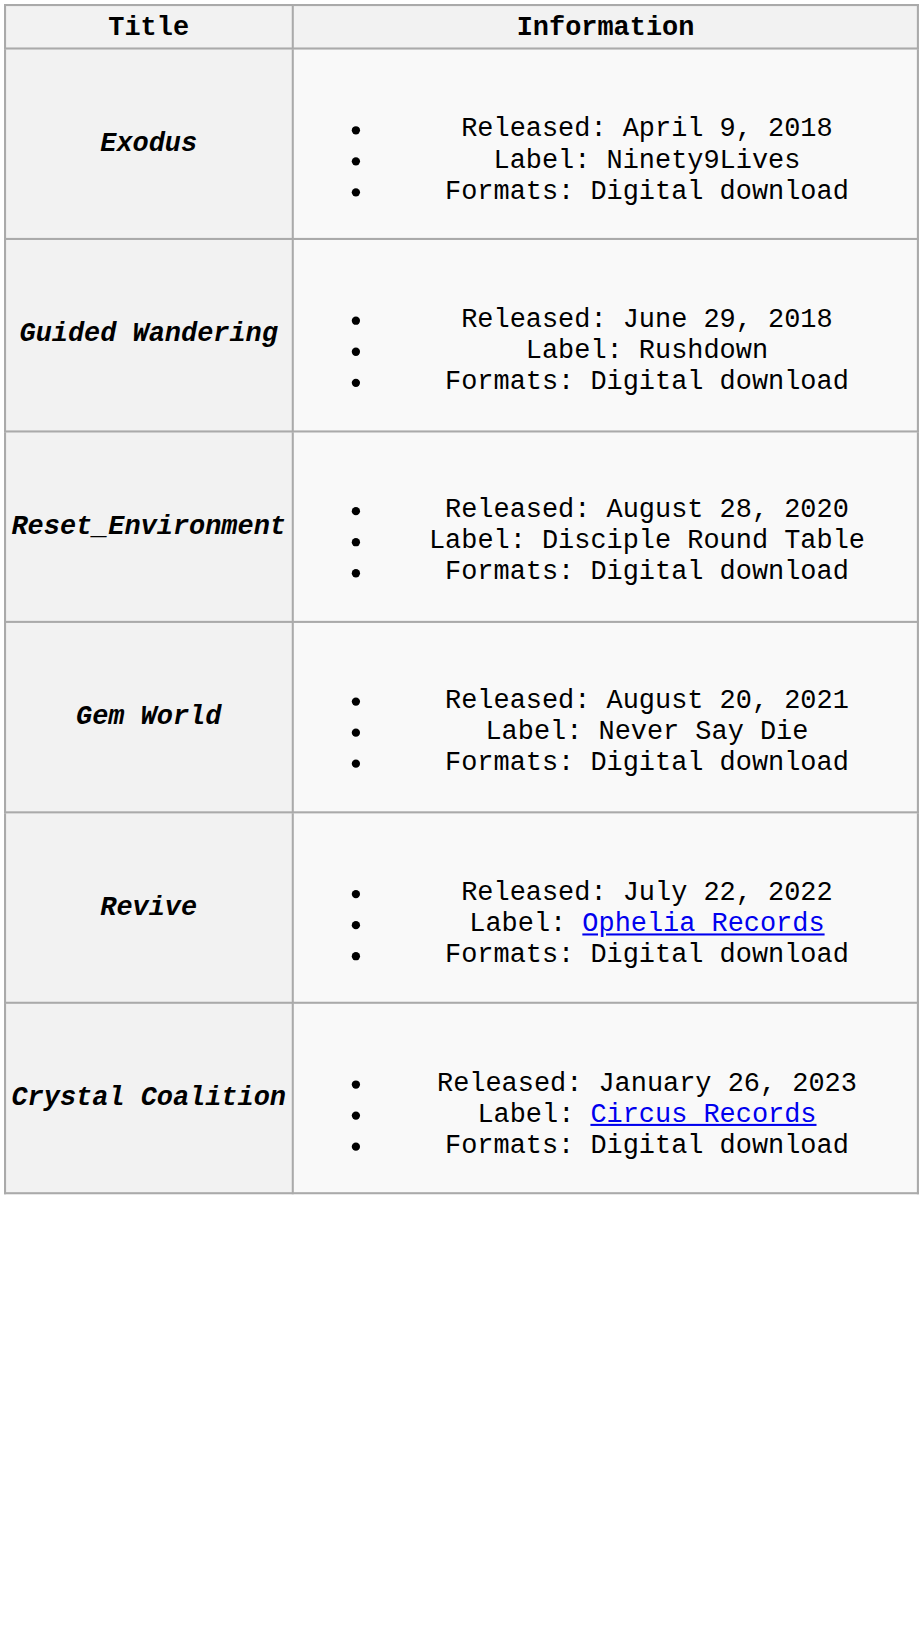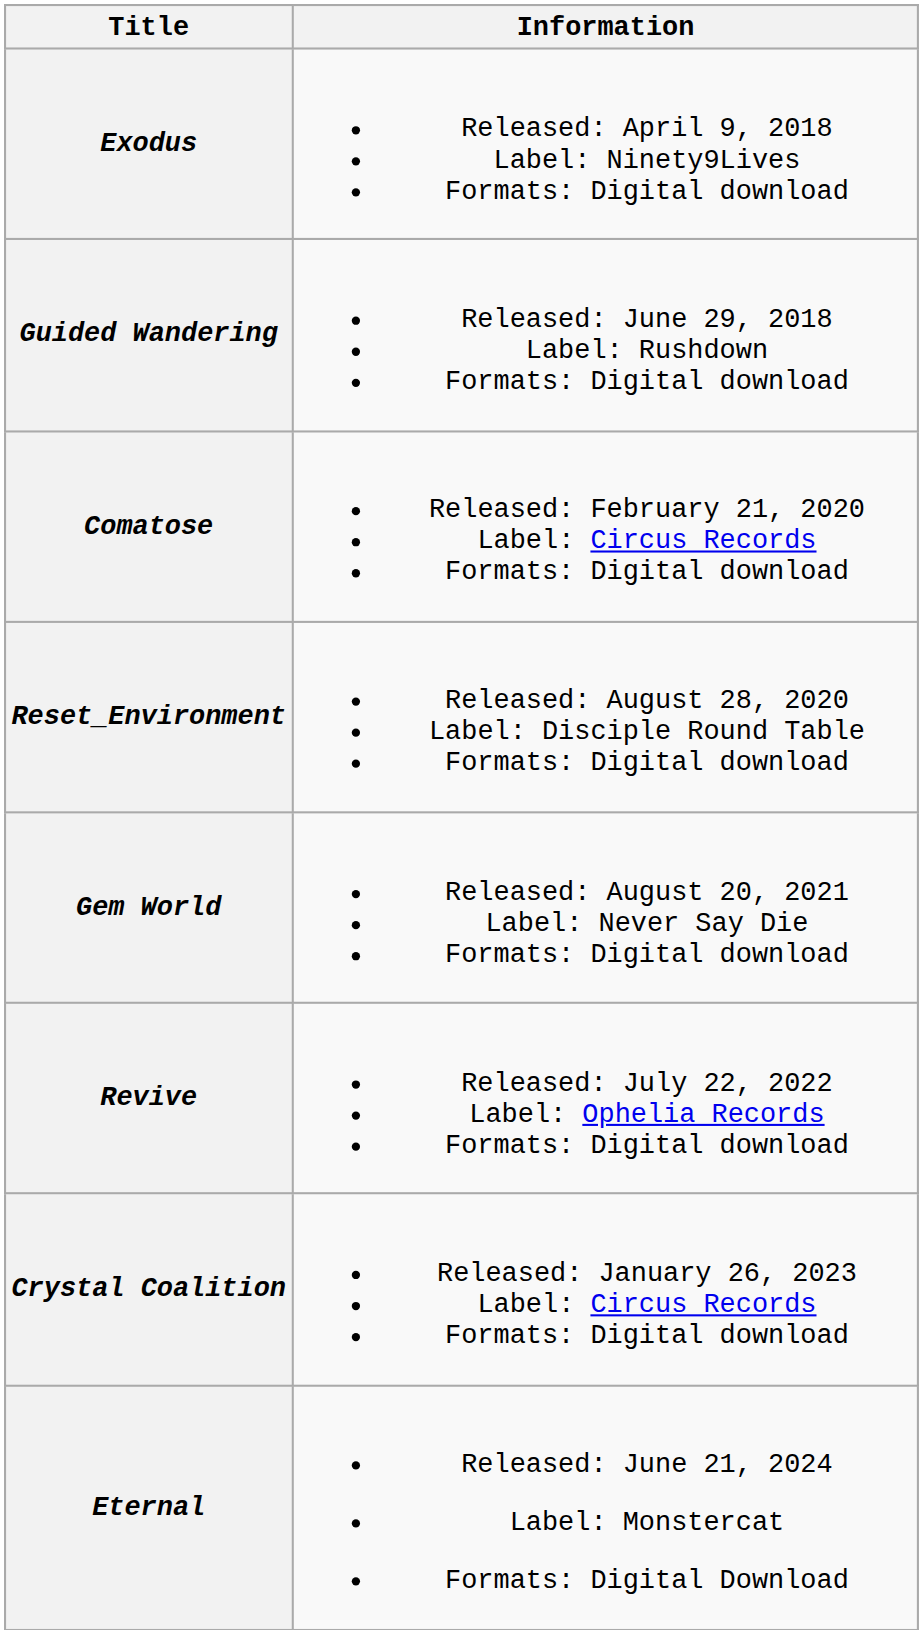+ row: (149, 526)
+ row: (149, 1507)
